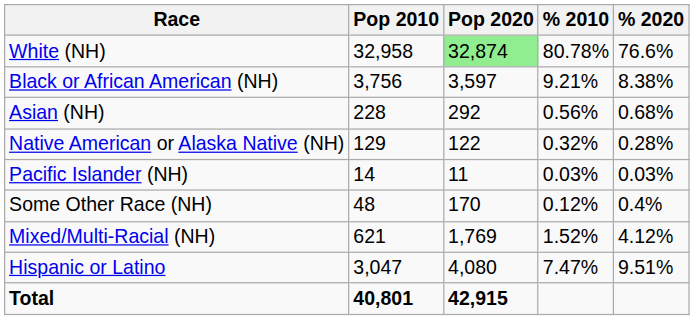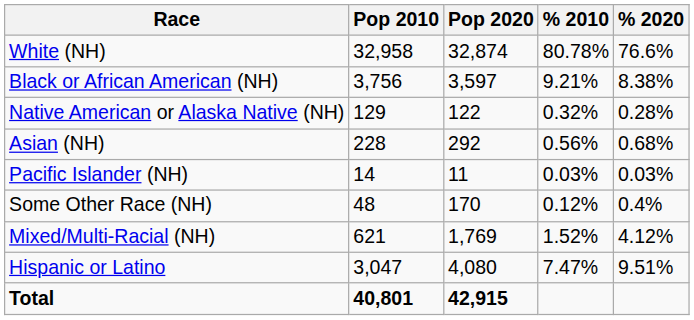(478, 50) lightgreen background -> (478, 50) no background
rows swapped: (177, 143) <-> (57, 112)
